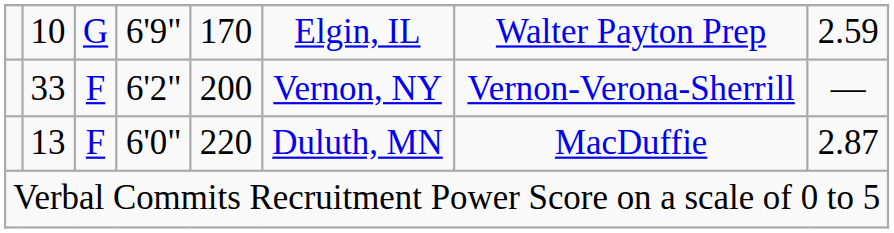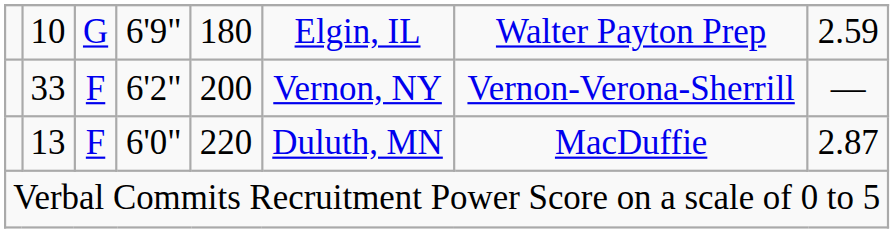(226, 32) 170 -> (226, 32) 180
